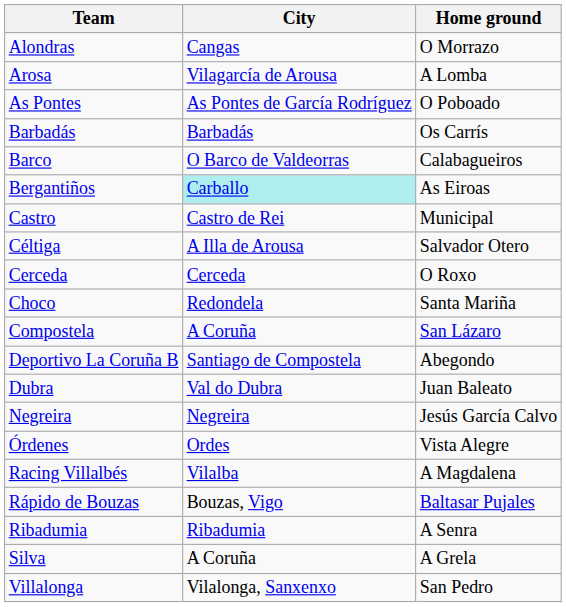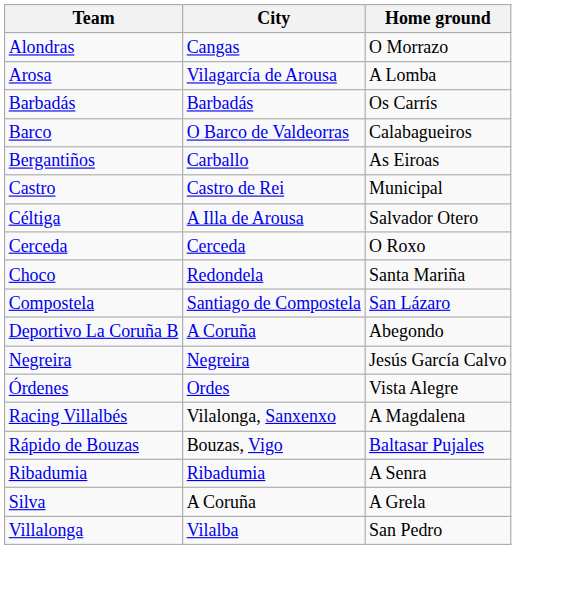- row: (45, 103)
(218, 189) paleturquoise background -> (218, 160) no background
(221, 331) A Coruña -> (274, 302) Santiago de Compostela
(274, 359) Santiago de Compostela -> (221, 331) A Coruña
- row: (31, 388)
(213, 473) Vilalba -> (261, 416) Vilalonga, Sanxenxo
(261, 587) Vilalonga, Sanxenxo -> (213, 530) Vilalba
